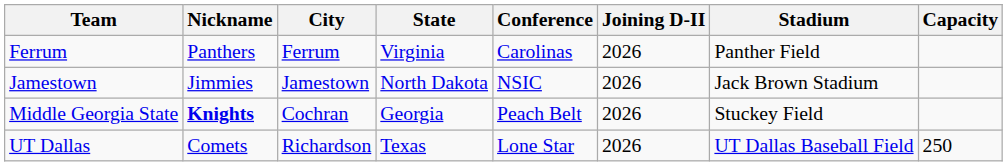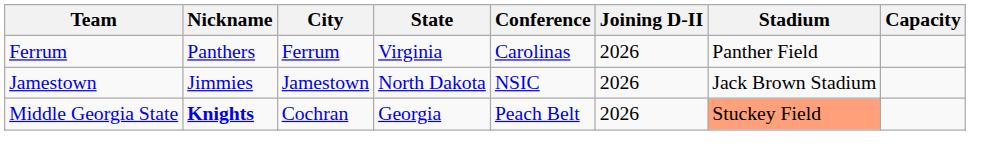(769, 113) no background -> (767, 113) lightsalmon background
- row: (50, 144)
